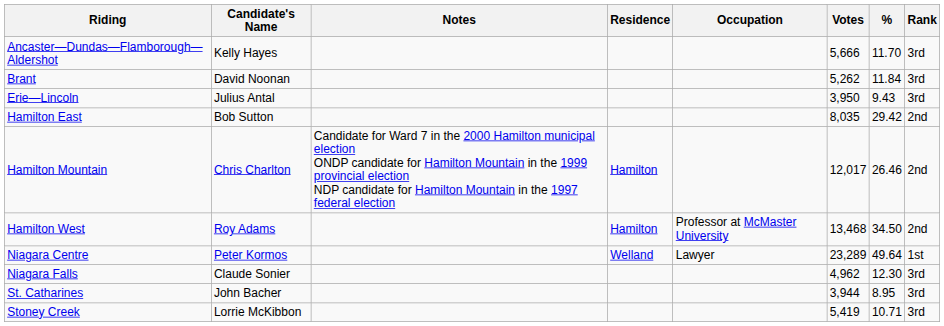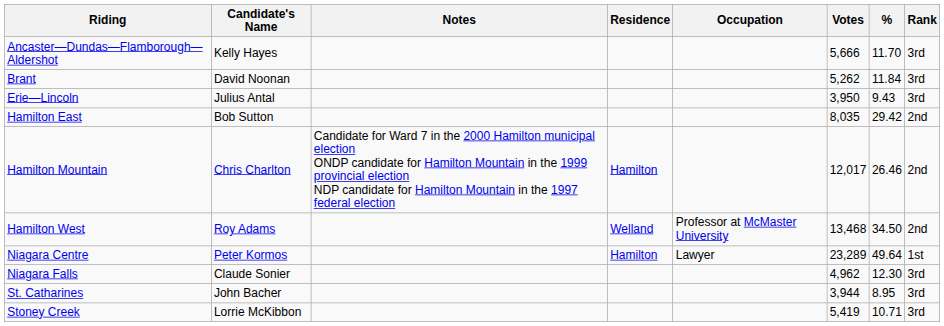(634, 229) Hamilton -> (632, 229) Welland
(632, 255) Welland -> (634, 255) Hamilton
